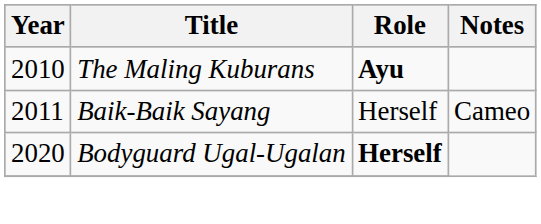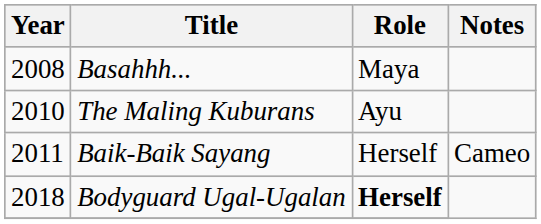+ row: (134, 68)
(381, 68) bold -> (380, 111) normal
(38, 153) 2020 -> (38, 196) 2018
